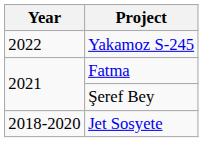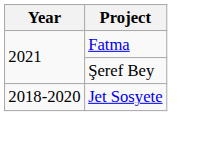- row: (141, 44)
